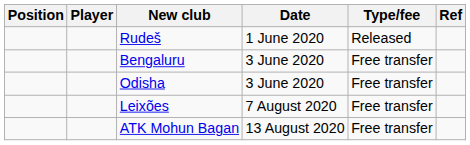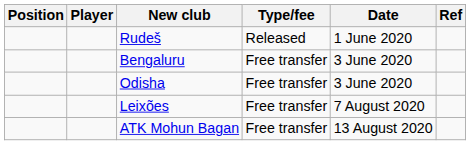columns swapped: (392, 15) <-> (295, 15)
